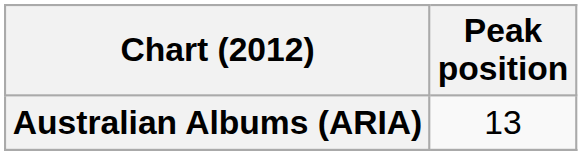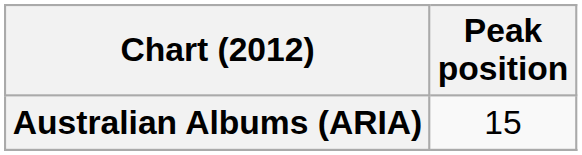(503, 122) 13 -> (503, 122) 15
